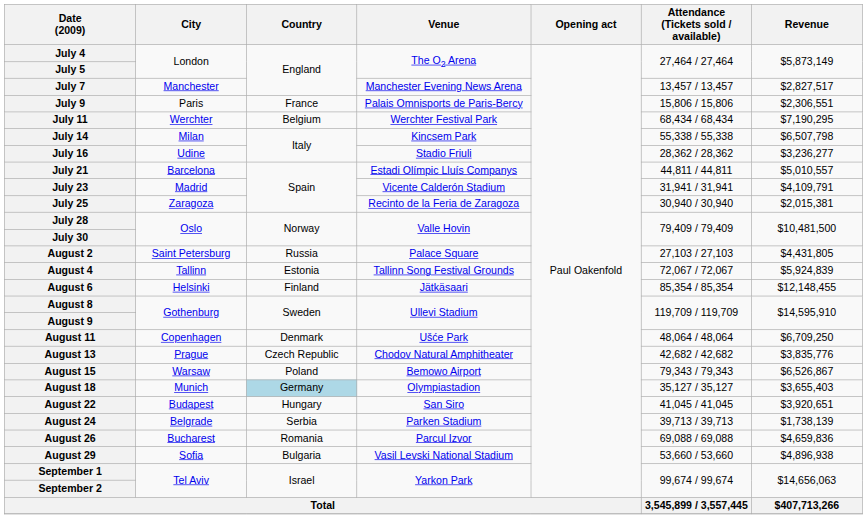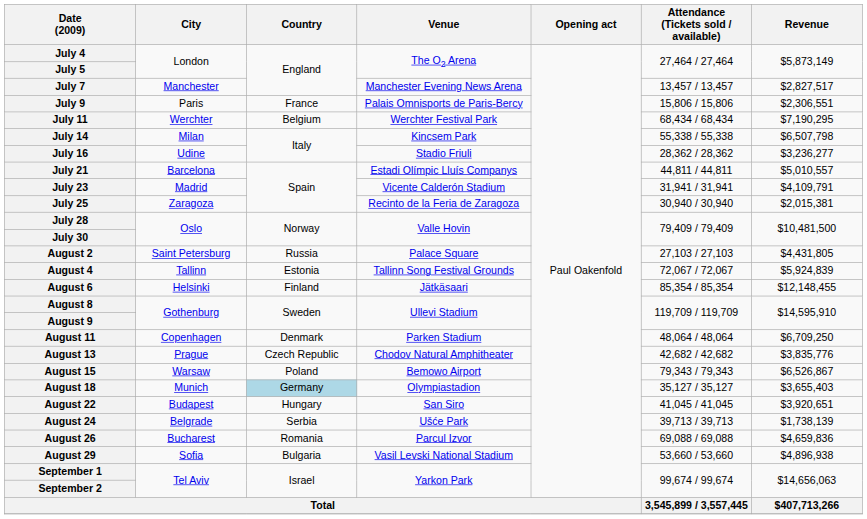(444, 338) Ušće Park -> (444, 338) Parken Stadium
(444, 421) Parken Stadium -> (444, 421) Ušće Park
